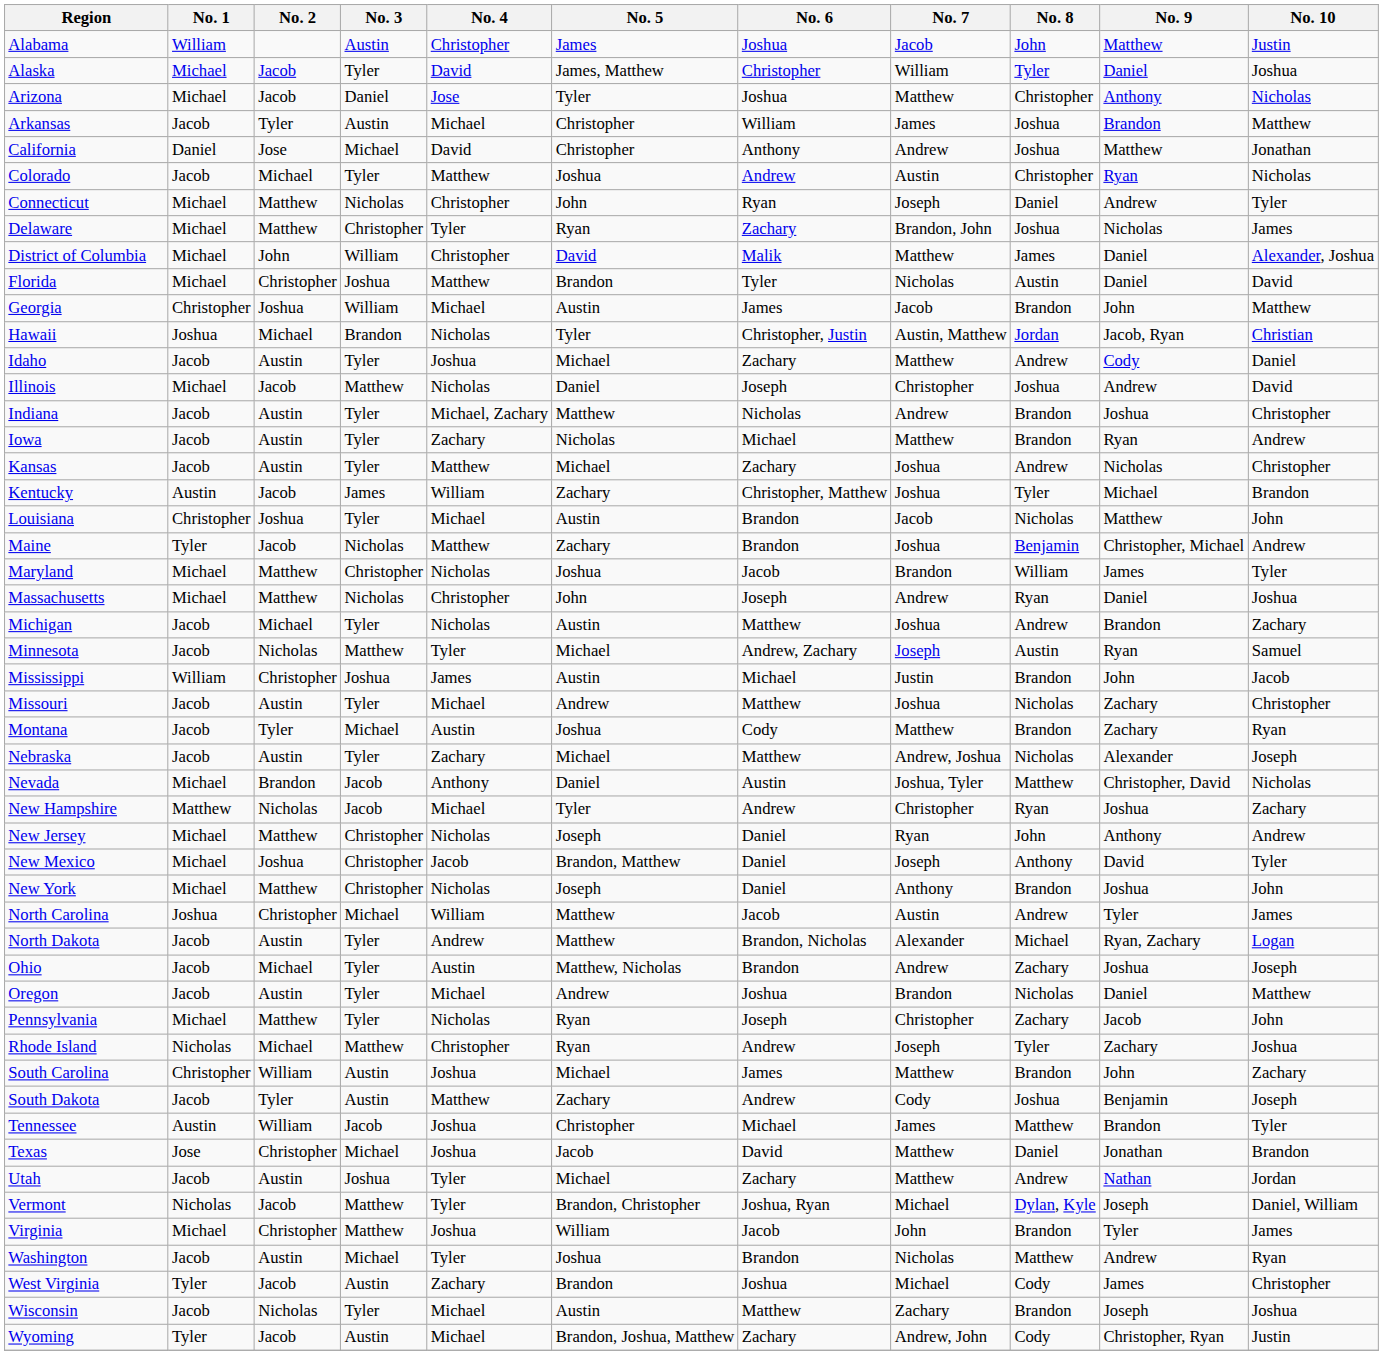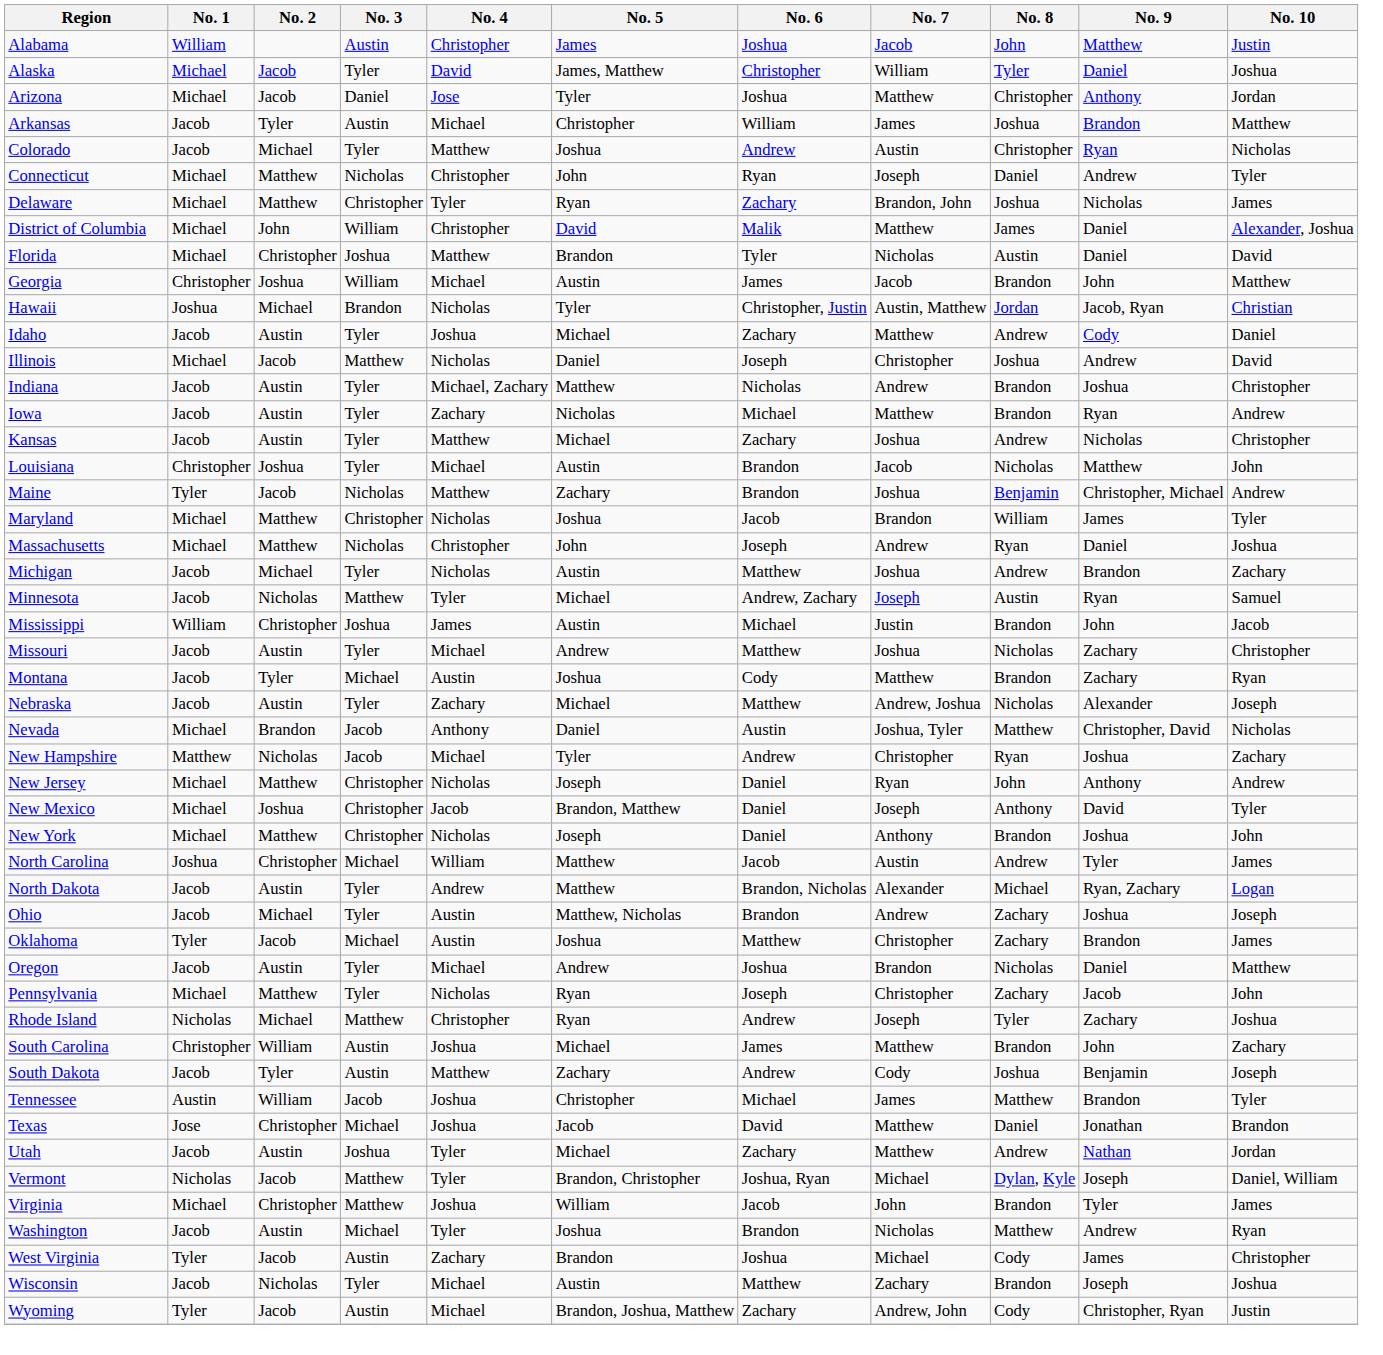(1281, 96) Nicholas -> (1254, 96) Jordan
- row: (42, 149)
- row: (41, 492)
+ row: (43, 941)
